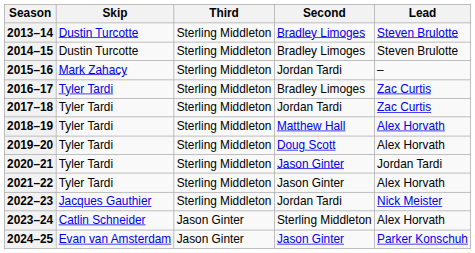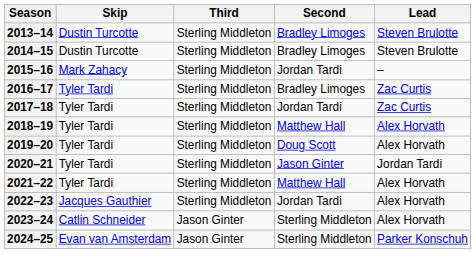(310, 182) Jason Ginter -> (311, 182) Matthew Hall
(410, 201) Nick Meister -> (411, 201) Alex Horvath
(310, 239) Jason Ginter -> (324, 239) Sterling Middleton
